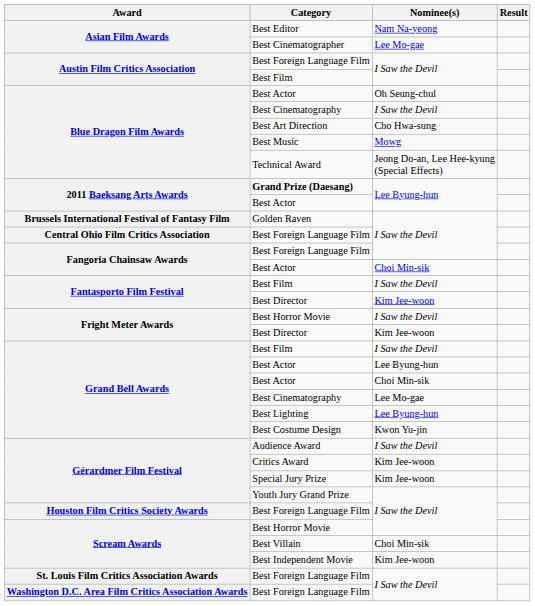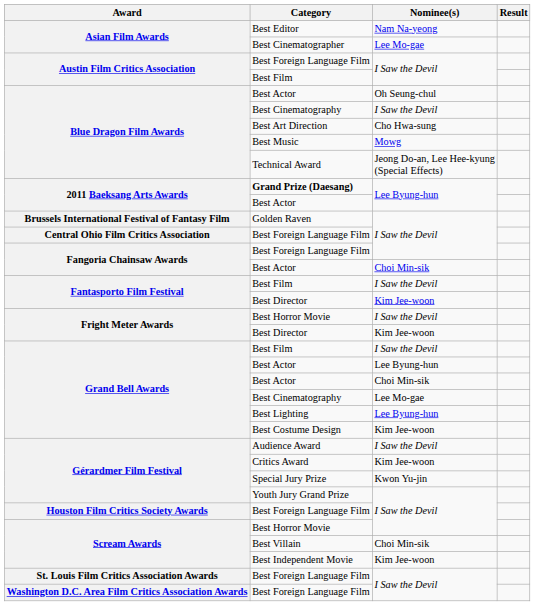(401, 430) Kwon Yu-jin -> (404, 430) Kim Jee-woon
(404, 478) Kim Jee-woon -> (401, 478) Kwon Yu-jin
